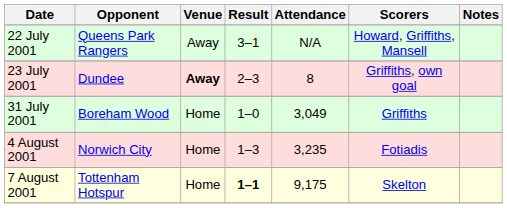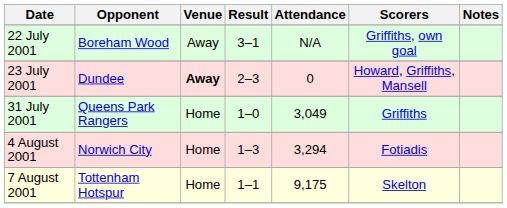(116, 43) Queens Park Rangers -> (124, 43) Boreham Wood
(404, 43) Howard, Griffiths, Mansell -> (404, 43) Griffiths, own goal
(310, 78) 8 -> (310, 78) 0
(404, 78) Griffiths, own goal -> (404, 78) Howard, Griffiths, Mansell
(124, 114) Boreham Wood -> (116, 114) Queens Park Rangers
(310, 149) 3,235 -> (310, 149) 3,294
(248, 185) bold -> (248, 185) normal
